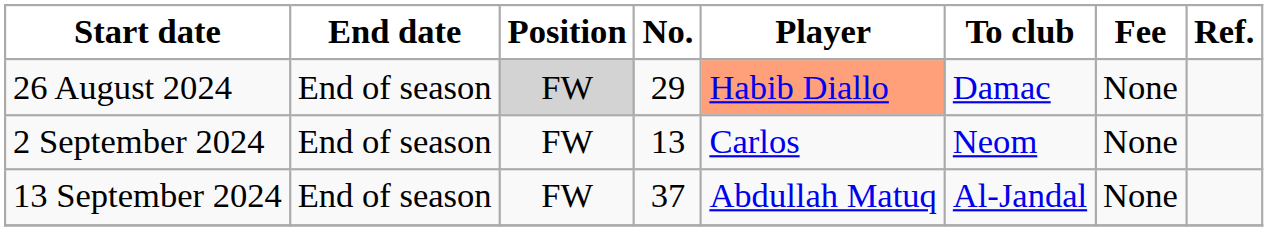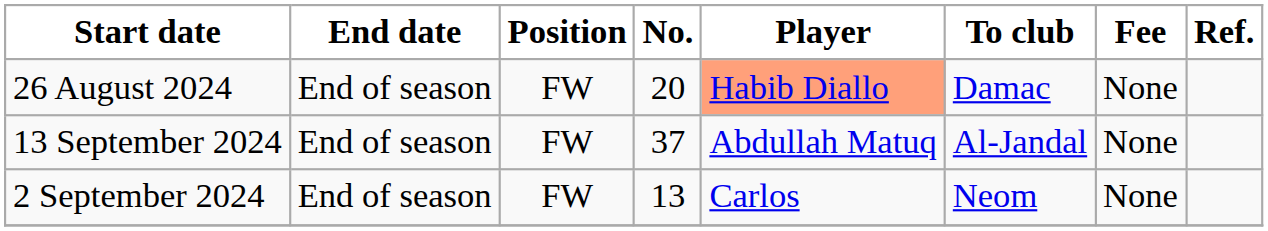(567, 86) lightgrey background -> (567, 86) no background
(668, 86) 29 -> (668, 86) 20
rows swapped: (139, 141) <-> (147, 196)
